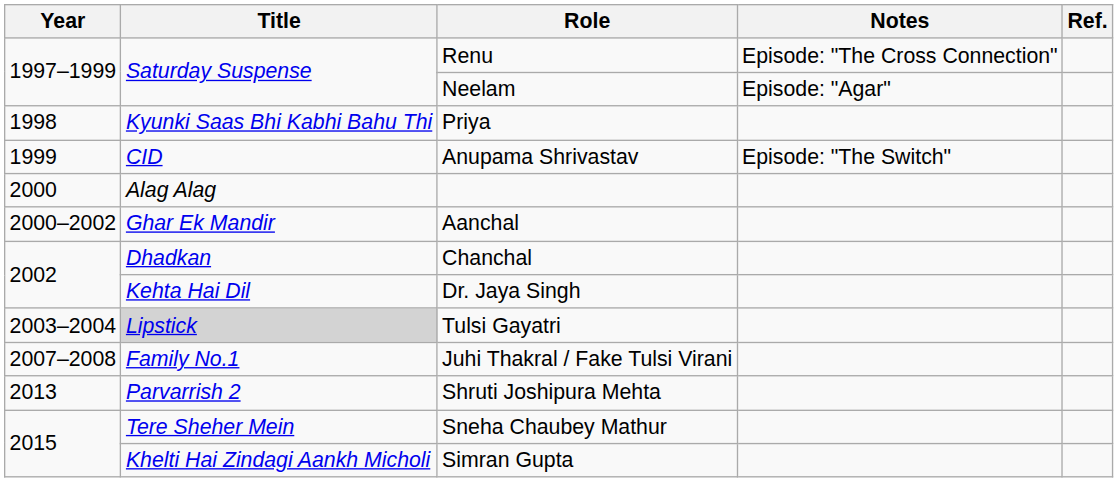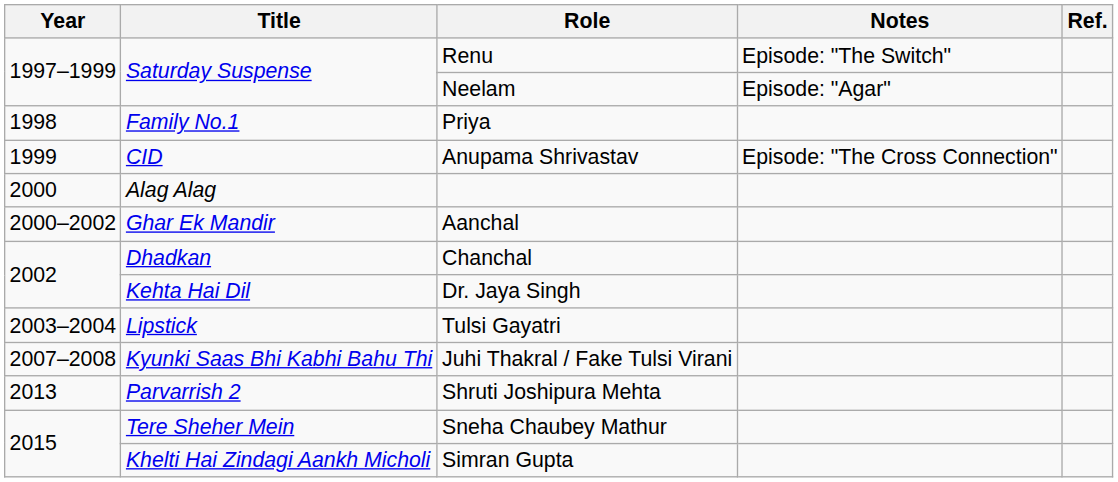(900, 55) Episode: "The Cross Connection" -> (847, 55) Episode: "The Switch"
(279, 122) Kyunki Saas Bhi Kabhi Bahu Thi -> (183, 122) Family No.1
(847, 156) Episode: "The Switch" -> (900, 156) Episode: "The Cross Connection"
(161, 325) lightgrey background -> (161, 325) no background
(183, 358) Family No.1 -> (279, 358) Kyunki Saas Bhi Kabhi Bahu Thi
